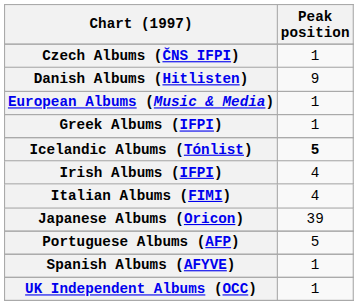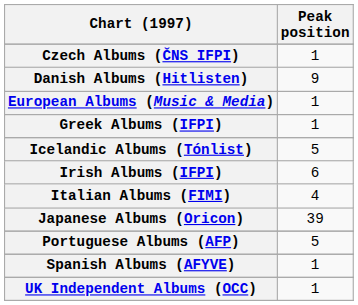(315, 149) bold -> (315, 149) normal
(315, 173) 4 -> (315, 173) 6
